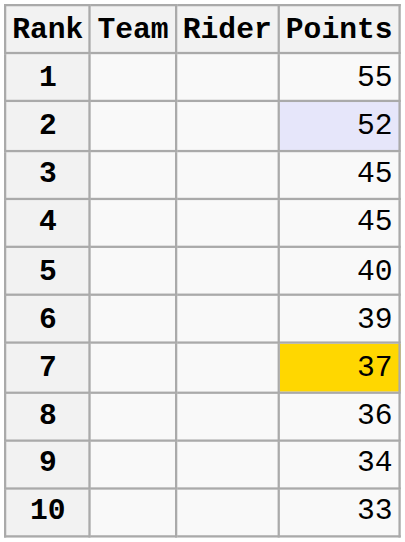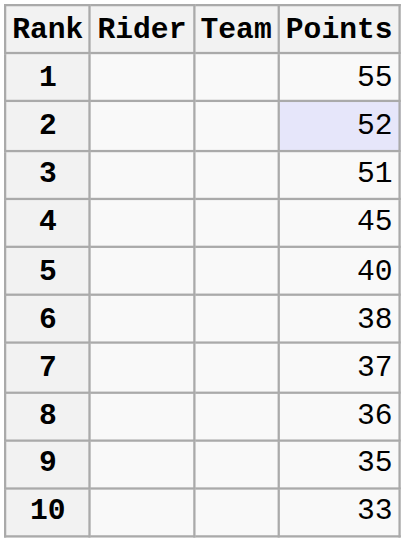columns swapped: (227, 29) <-> (133, 29)
(375, 174) 45 -> (375, 174) 51
(375, 319) 39 -> (375, 319) 38
(375, 367) gold background -> (375, 367) no background
(375, 464) 34 -> (375, 464) 35
